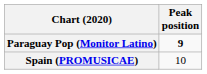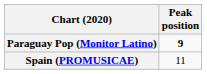(180, 60) 10 -> (180, 60) 11
